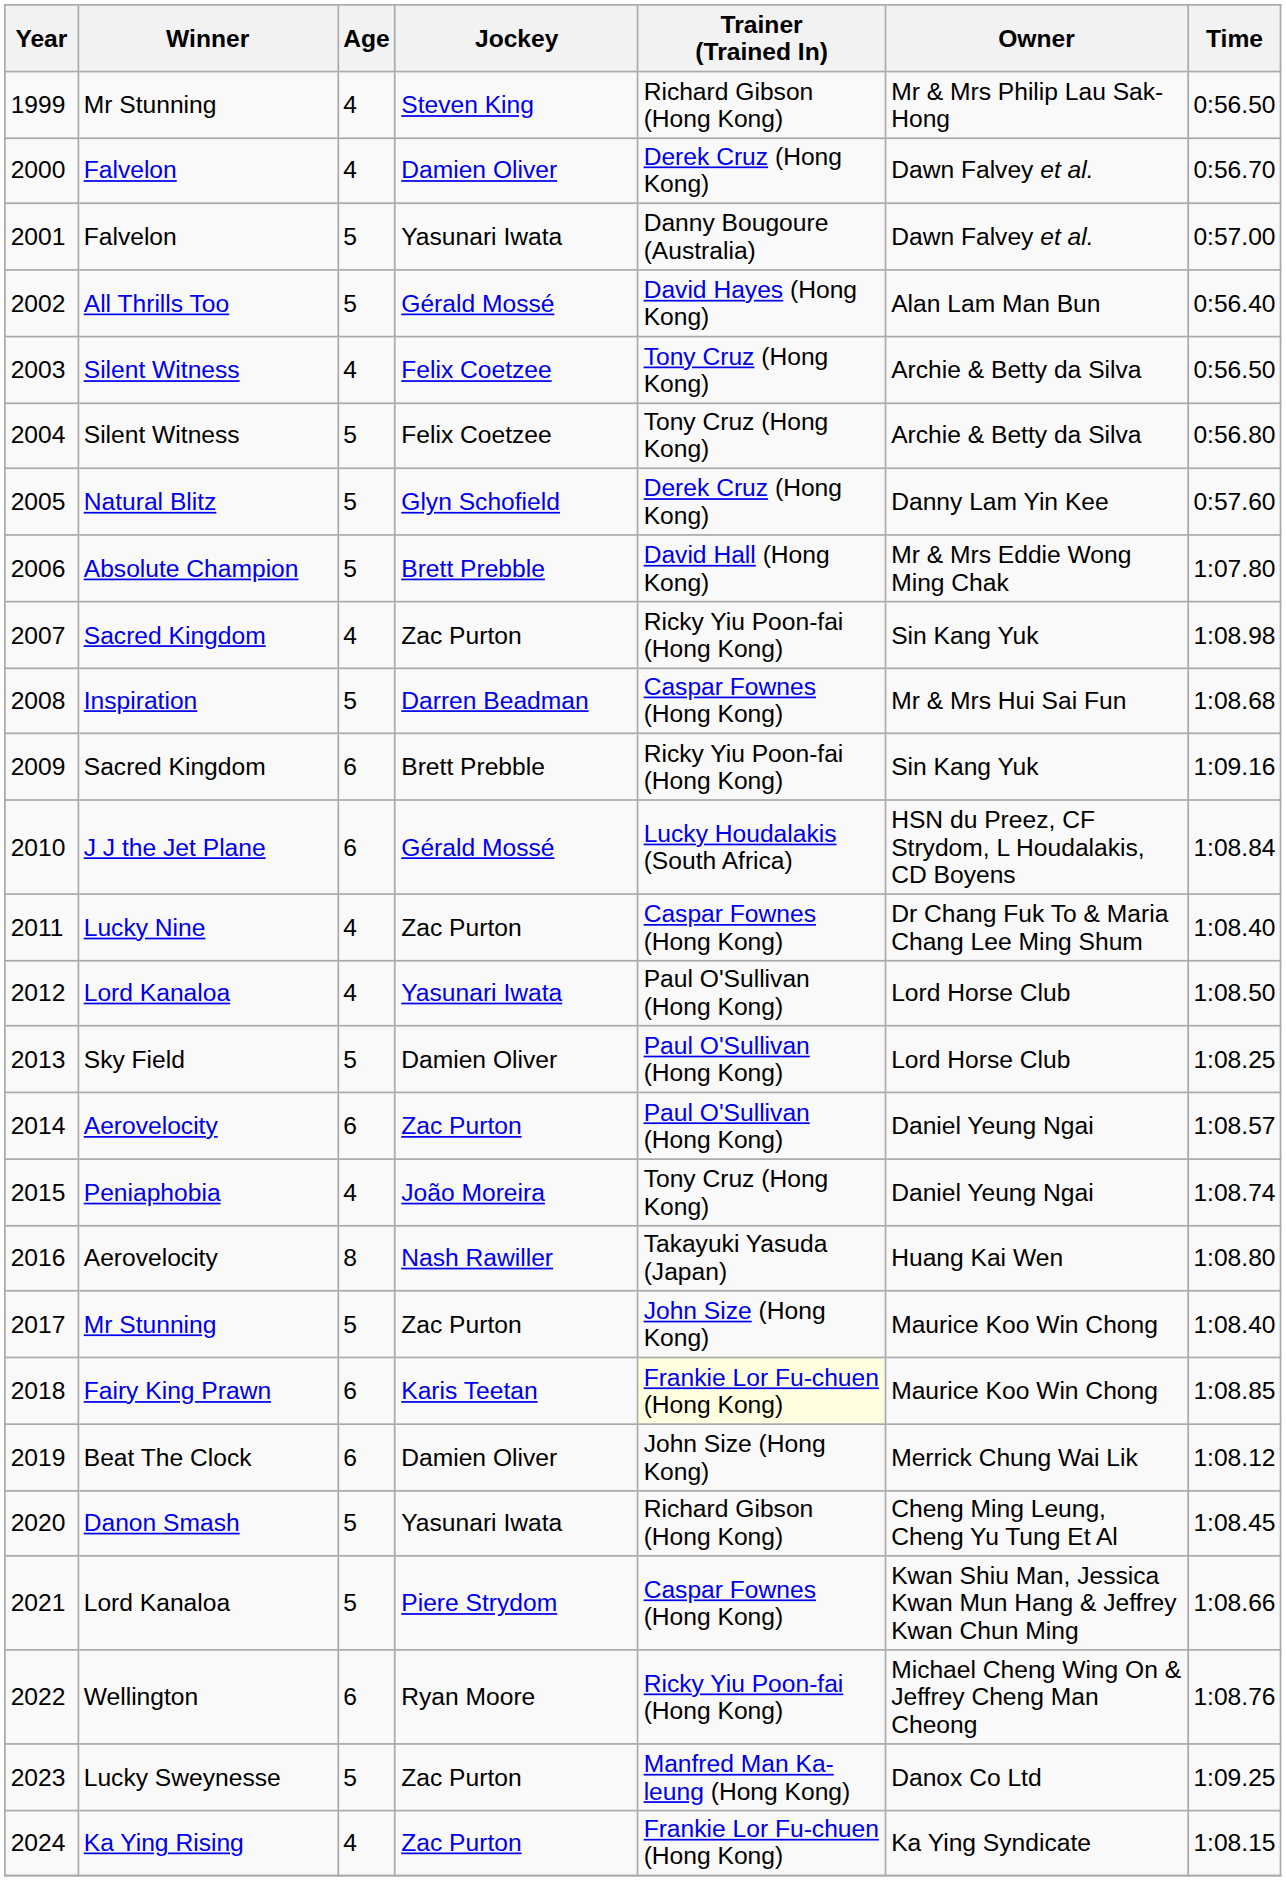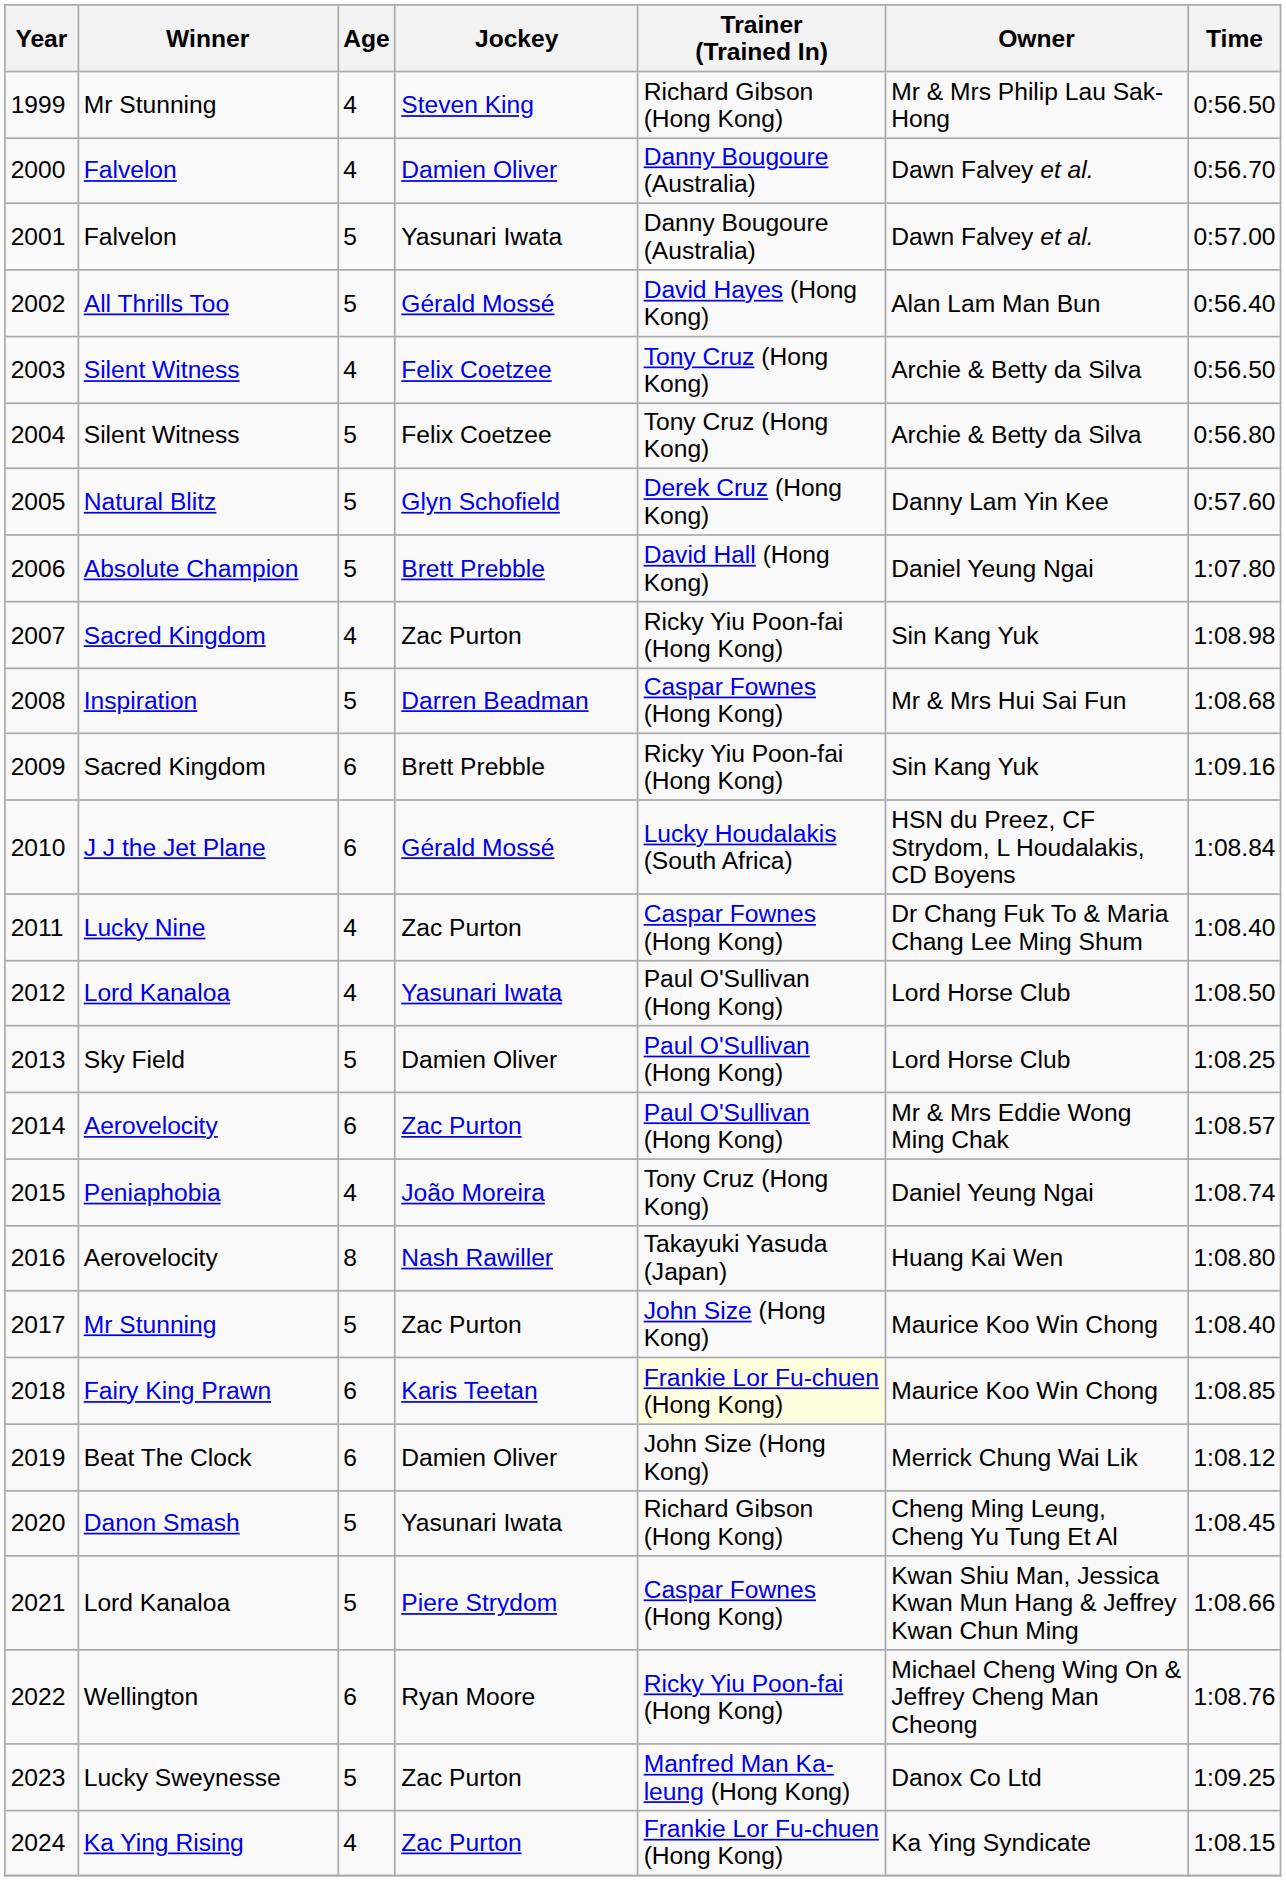(743, 171) Derek Cruz (Hong Kong) -> (736, 171) Danny Bougoure (Australia)
(1011, 568) Mr & Mrs Eddie Wong Ming Chak -> (992, 568) Daniel Yeung Ngai
(992, 1126) Daniel Yeung Ngai -> (1011, 1126) Mr & Mrs Eddie Wong Ming Chak
